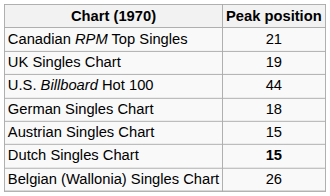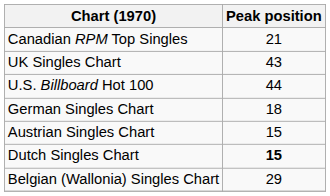(274, 62) 19 -> (274, 62) 43
(274, 179) 26 -> (274, 179) 29
